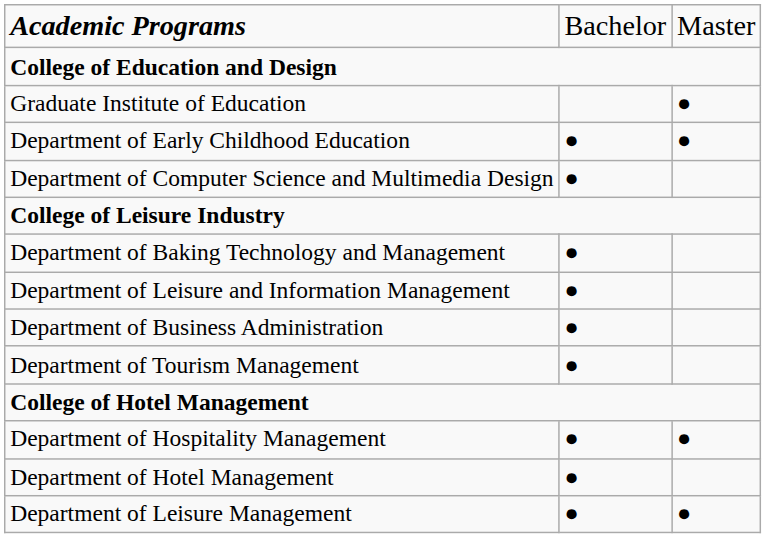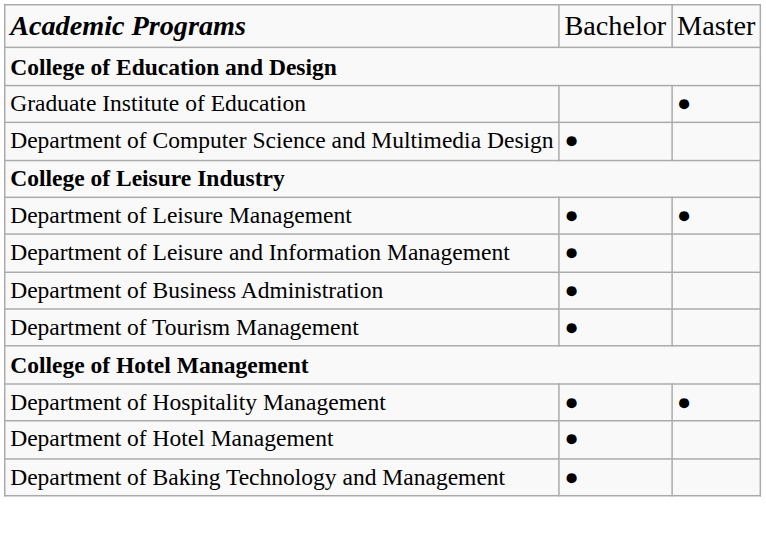- row: (210, 140)
rows swapped: (181, 513) <-> (258, 252)
